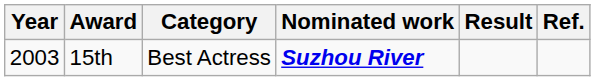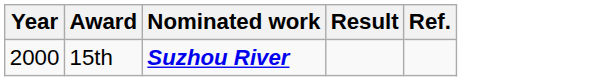- column: (209, 22)
(35, 57) 2003 -> (35, 57) 2000
